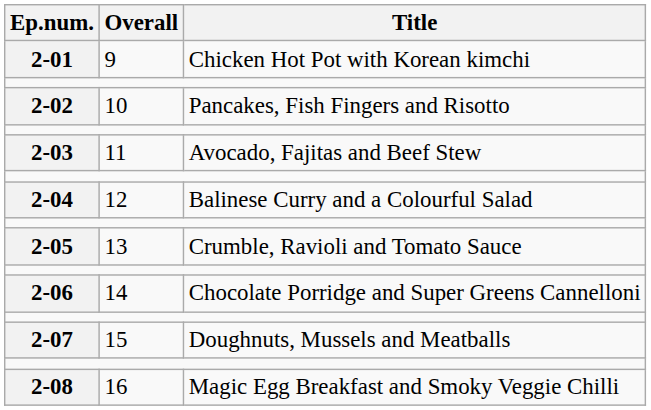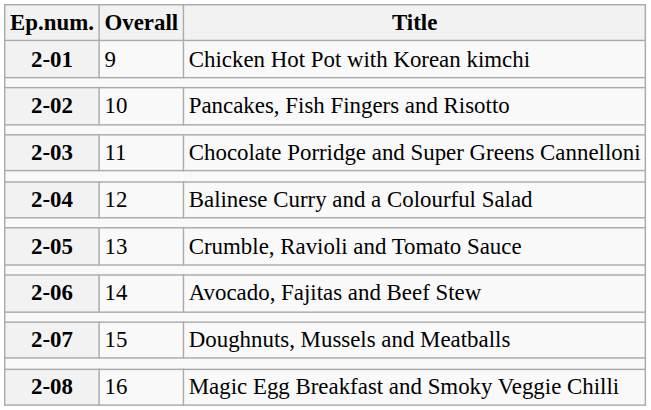(335, 152) Avocado, Fajitas and Beef Stew -> (415, 152) Chocolate Porridge and Super Greens Cannelloni
(415, 293) Chocolate Porridge and Super Greens Cannelloni -> (335, 293) Avocado, Fajitas and Beef Stew
